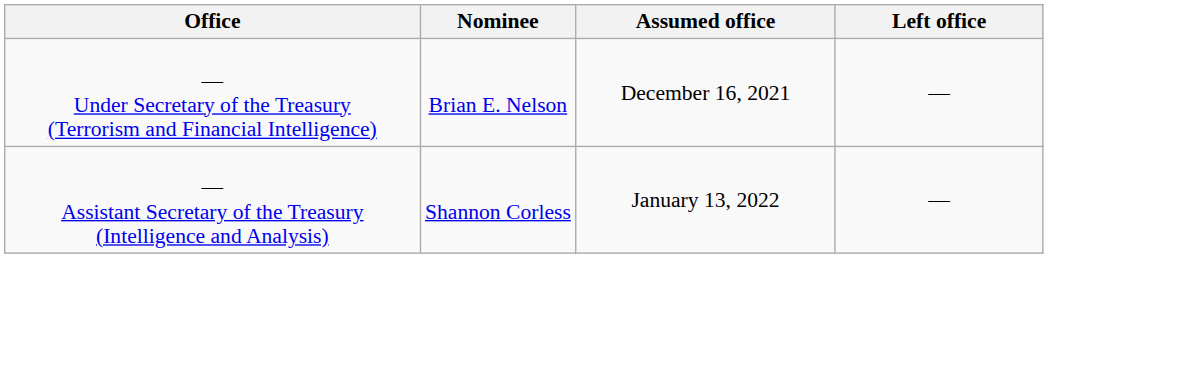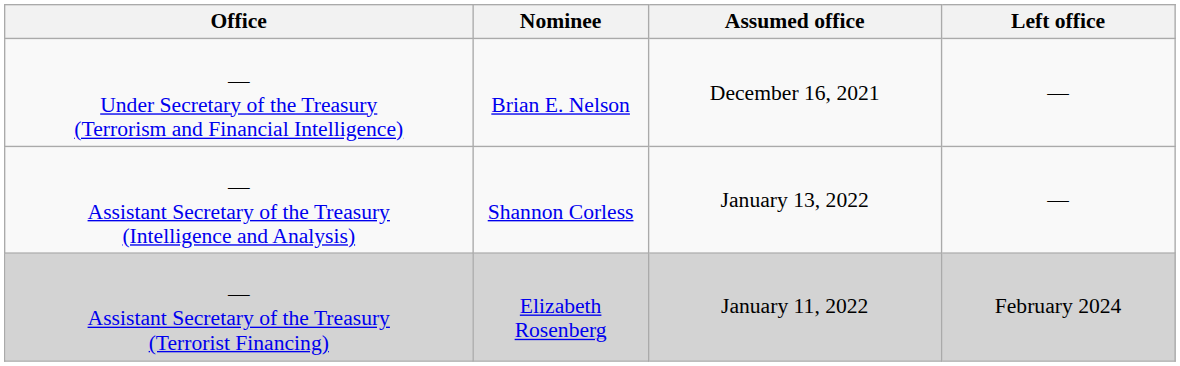+ row: (239, 318)
